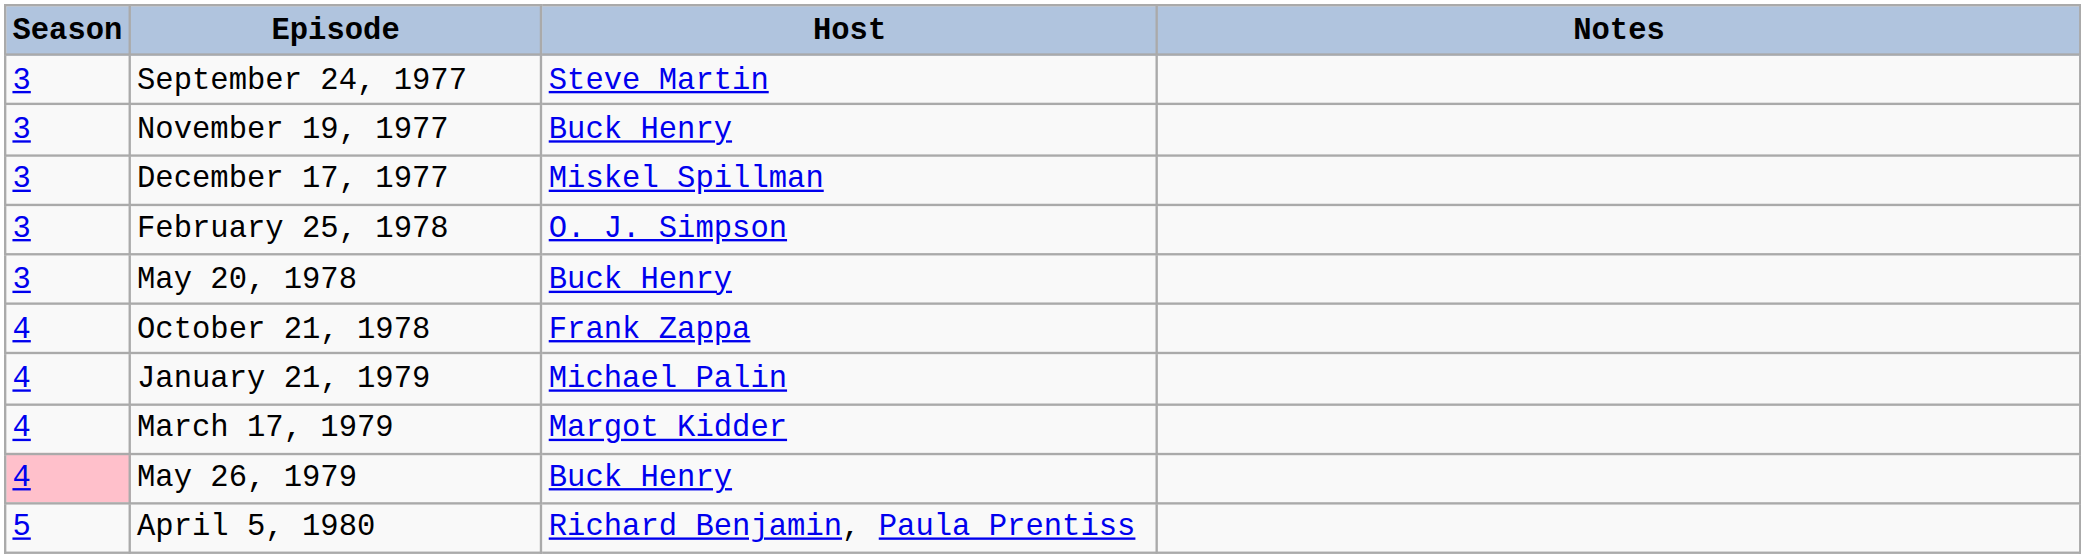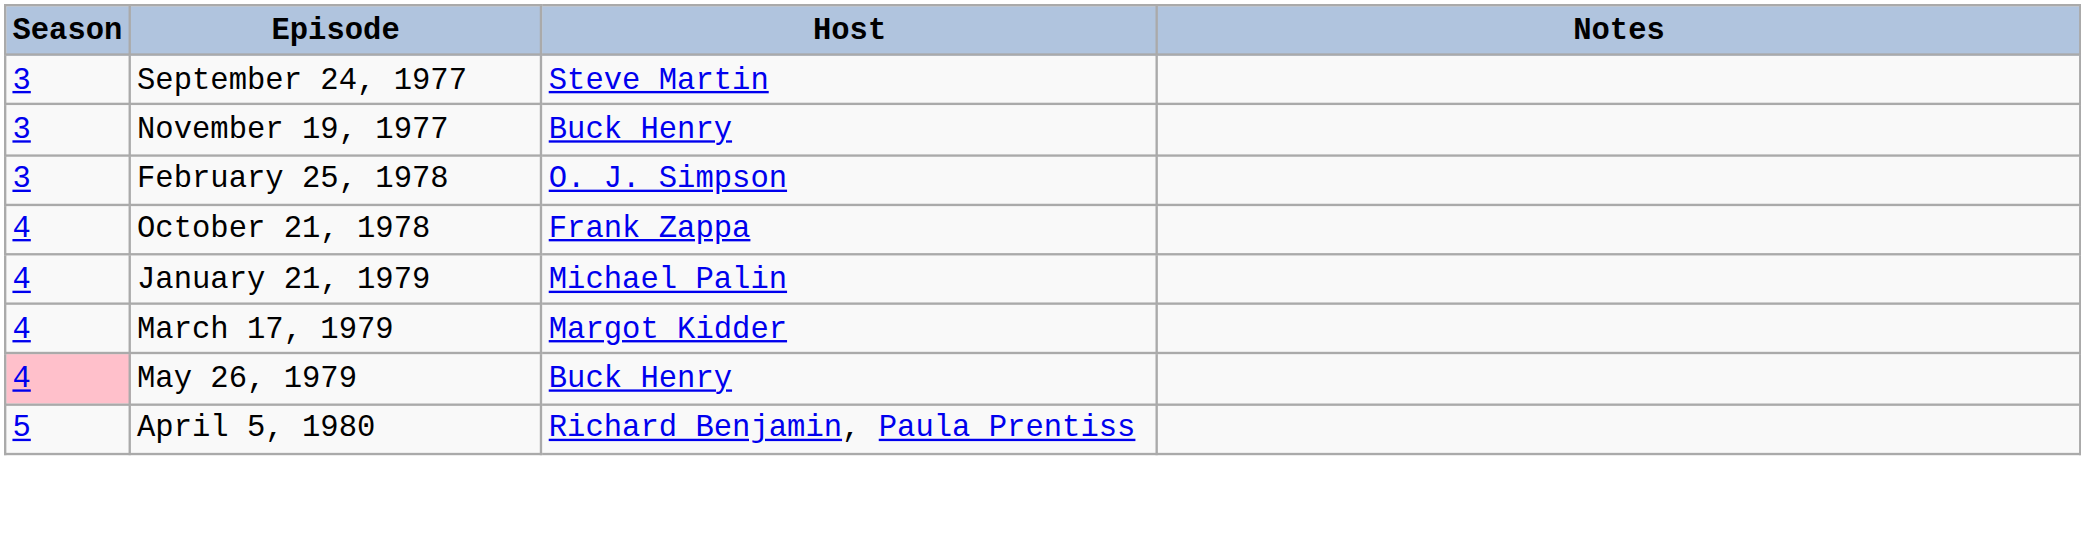- row: (293, 179)
- row: (247, 279)
